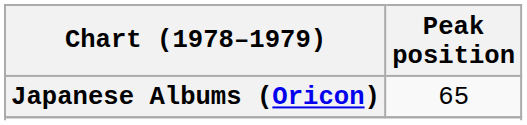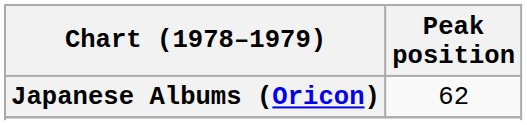(454, 97) 65 -> (454, 97) 62
